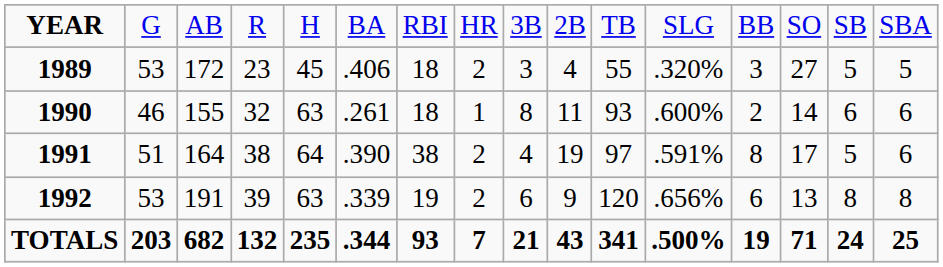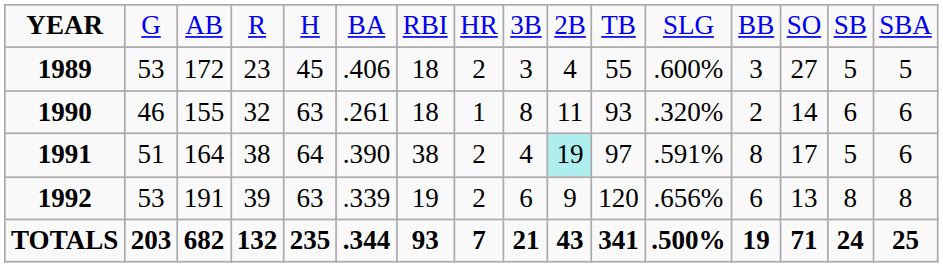(688, 68) .320% -> (688, 68) .600%
(688, 111) .600% -> (688, 111) .320%
(570, 154) no background -> (570, 154) paleturquoise background
